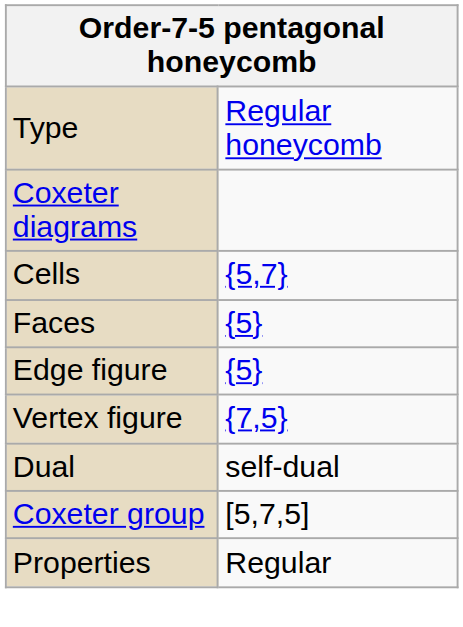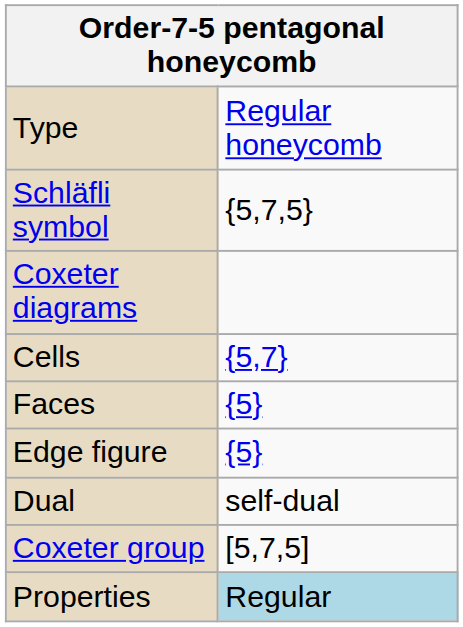+ row: (62, 209)
- row: (98, 418)
(278, 562) no background -> (278, 596) lightblue background
